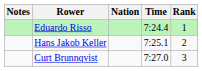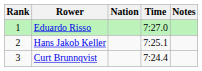columns swapped: (184, 12) <-> (18, 12)
(156, 27) 7:24.4 -> (155, 27) 7:27.0
(156, 58) 7:27.0 -> (155, 58) 7:24.4
